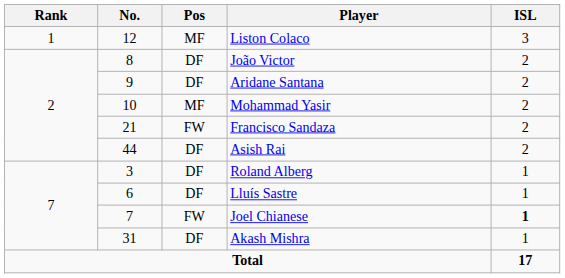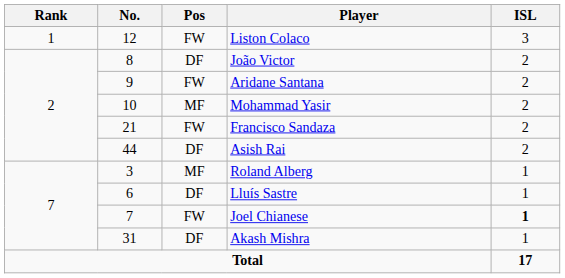(194, 37) MF -> (194, 37) FW
(194, 82) DF -> (194, 82) FW
(194, 171) DF -> (194, 171) MF
